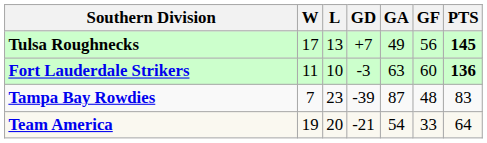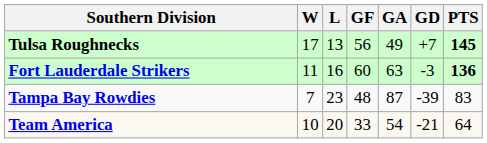columns swapped: (428, 17) <-> (363, 17)
(335, 71) 10 -> (335, 71) 16
(310, 124) 19 -> (310, 124) 10
